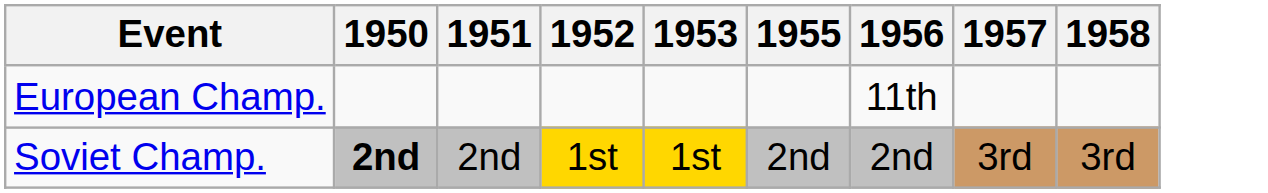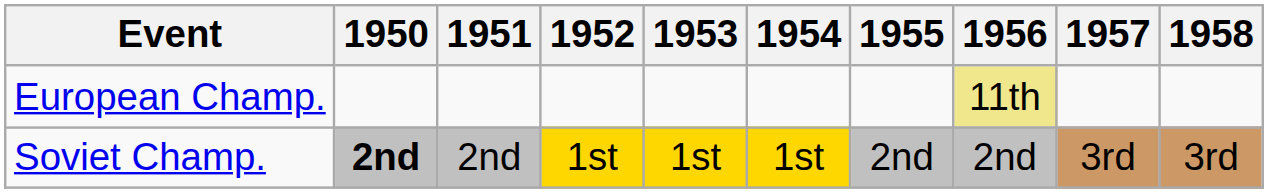+ column: (799, 34)
(902, 95) no background -> (1005, 95) khaki background
